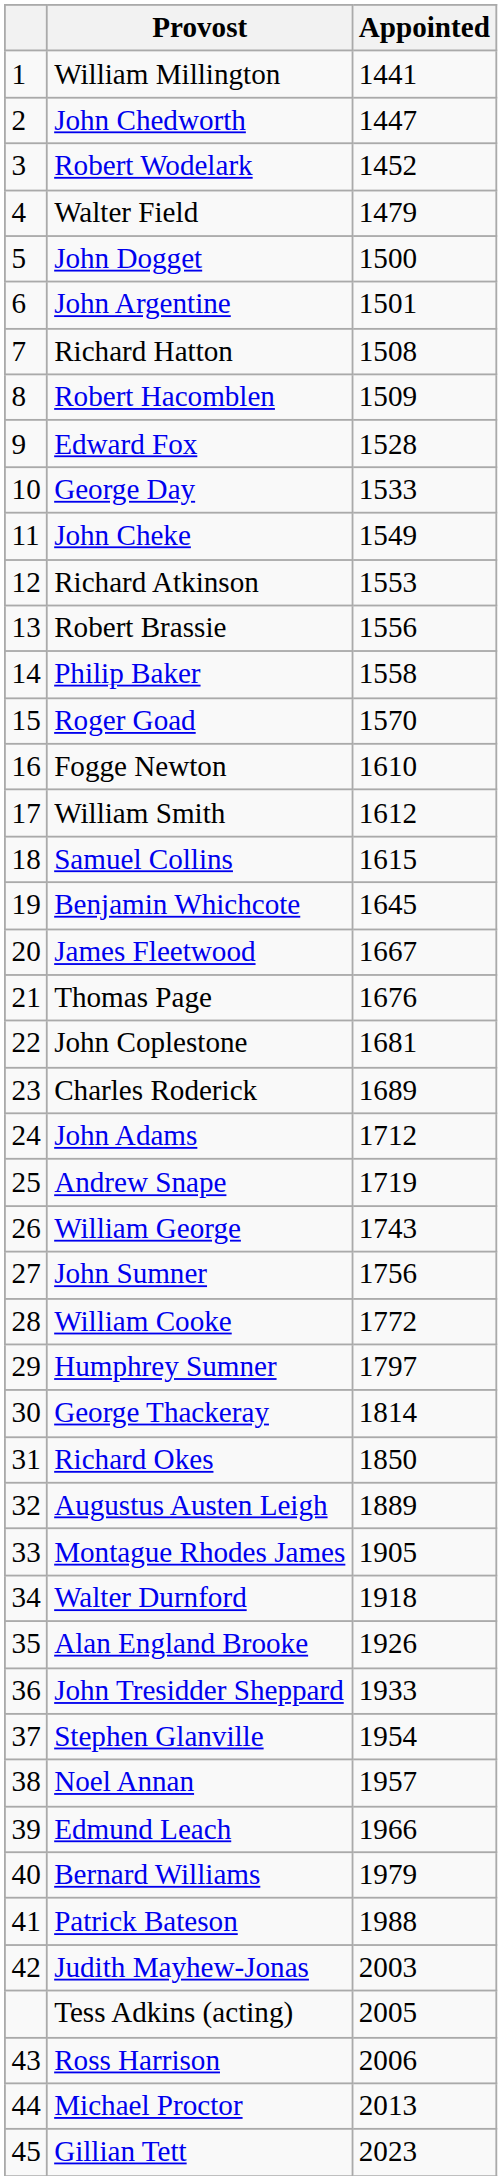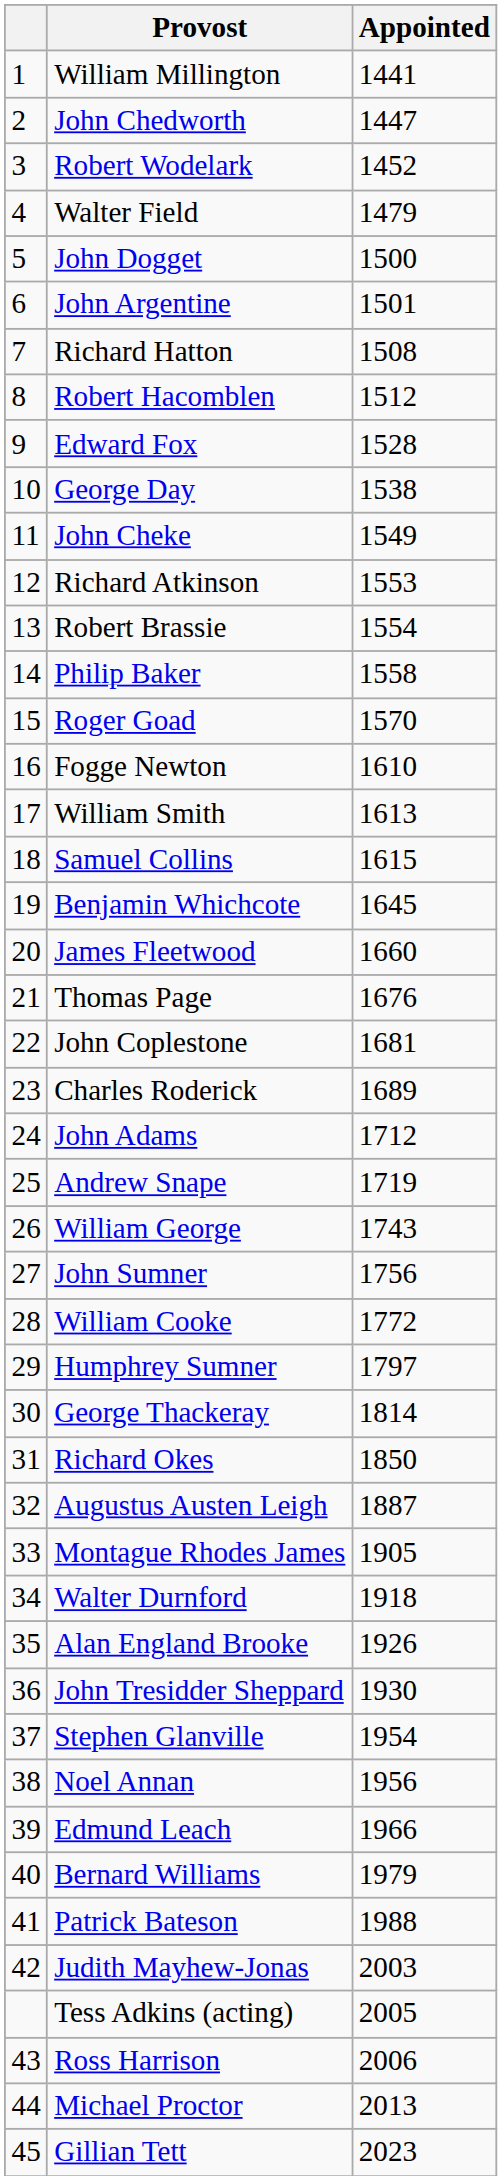(388, 397) 1509 -> (388, 397) 1512
(388, 489) 1533 -> (388, 489) 1538
(388, 627) 1556 -> (388, 627) 1554
(388, 812) 1612 -> (388, 812) 1613
(388, 951) 1667 -> (388, 951) 1660
(388, 1505) 1889 -> (388, 1505) 1887
(388, 1690) 1933 -> (388, 1690) 1930
(388, 1782) 1957 -> (388, 1782) 1956
